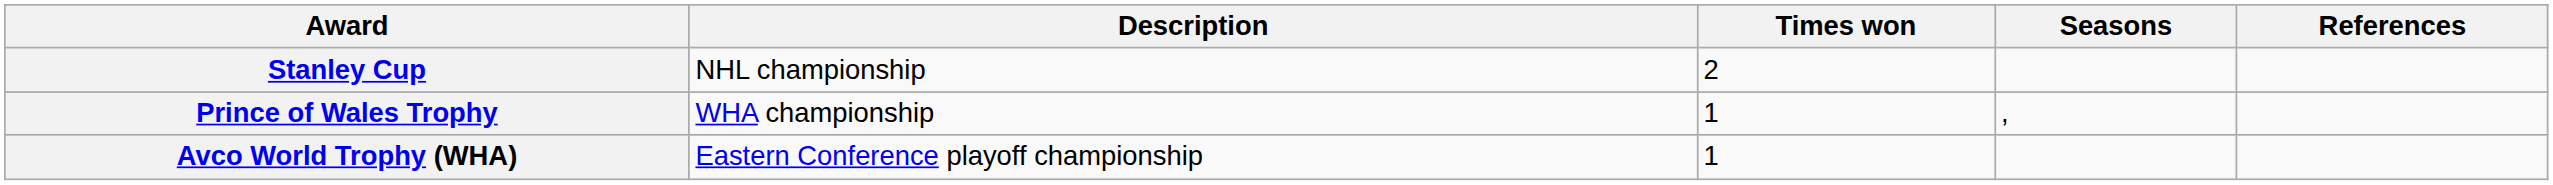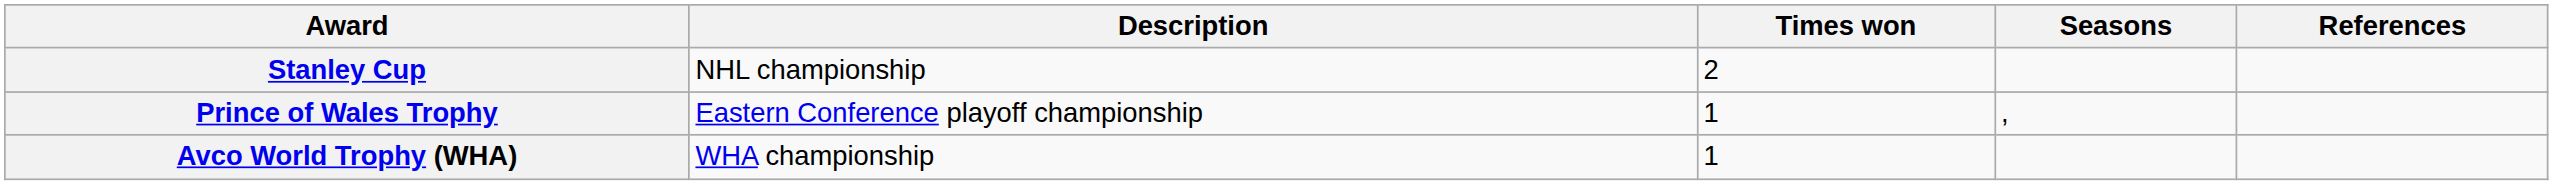(815, 112) WHA championship -> (949, 112) Eastern Conference playoff championship
(949, 156) Eastern Conference playoff championship -> (815, 156) WHA championship
